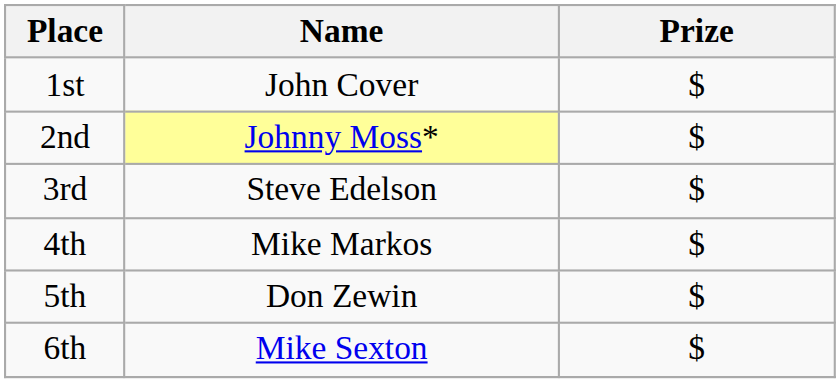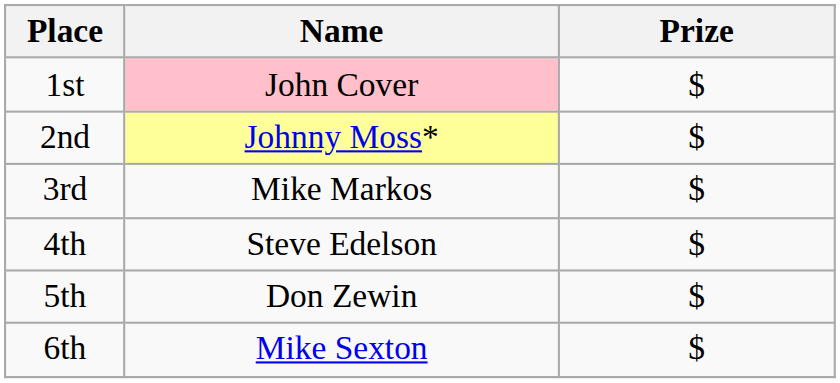(342, 84) no background -> (342, 84) pink background
(342, 190) Steve Edelson -> (342, 190) Mike Markos
(342, 243) Mike Markos -> (342, 243) Steve Edelson
